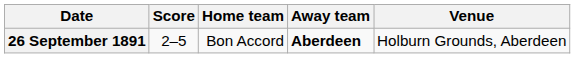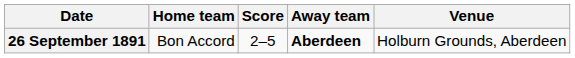columns swapped: (243, 16) <-> (174, 16)
